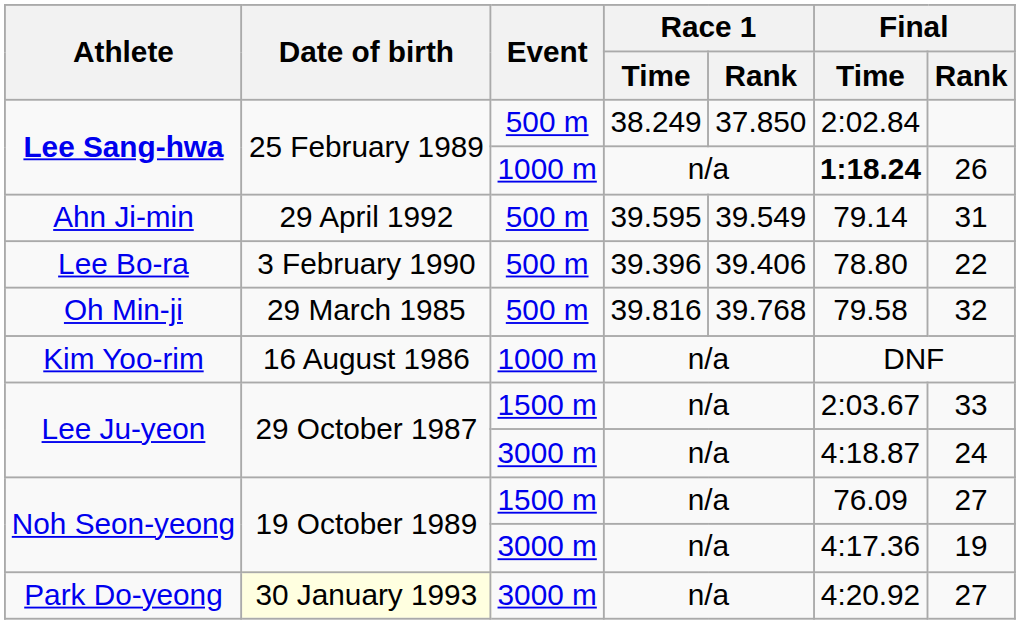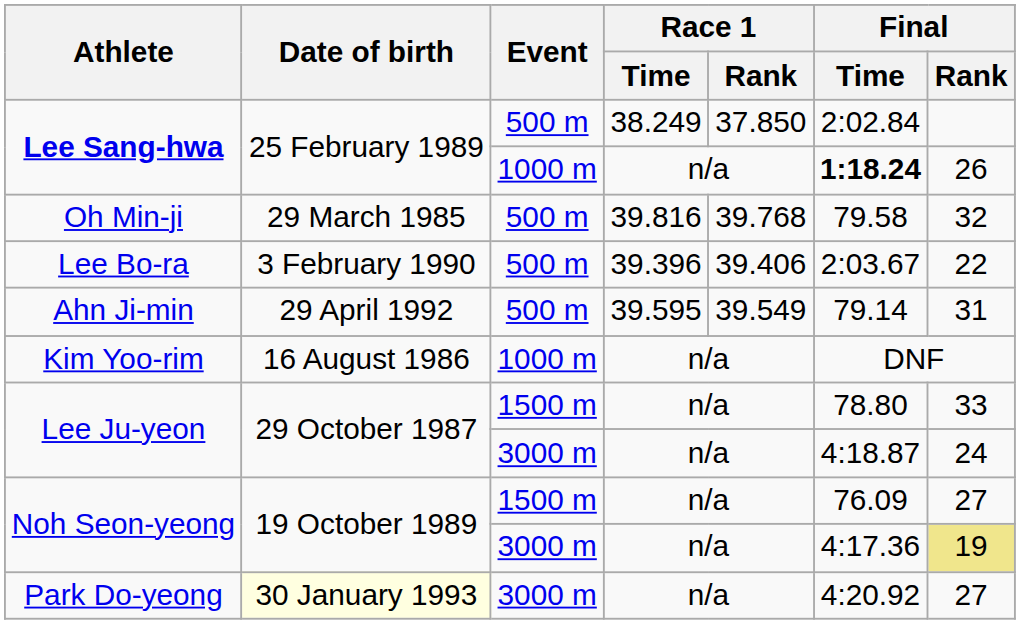rows swapped: (123, 216) <-> (123, 311)
(870, 264) 78.80 -> (870, 264) 2:03.67
(870, 405) 2:03.67 -> (870, 405) 78.80
(971, 547) no background -> (971, 547) khaki background
